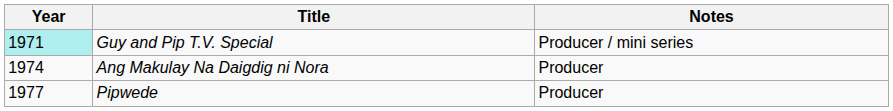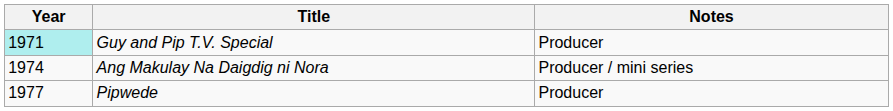(616, 42) Producer / mini series -> (571, 42) Producer
(571, 67) Producer -> (616, 67) Producer / mini series
